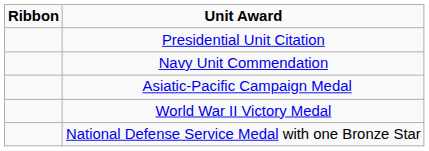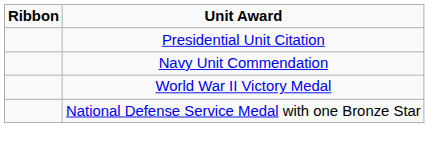- row: (243, 87)
